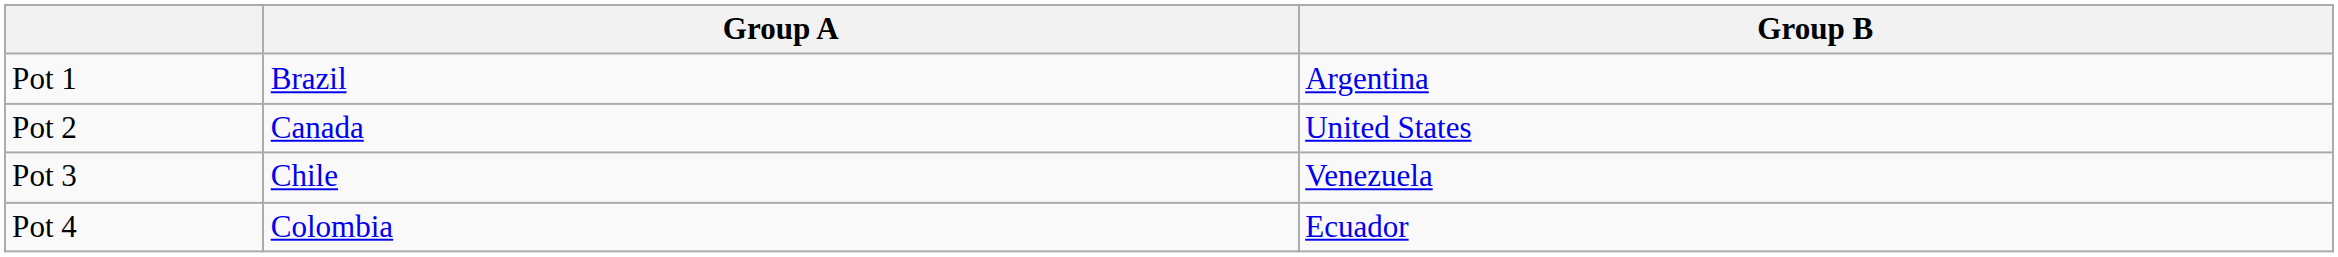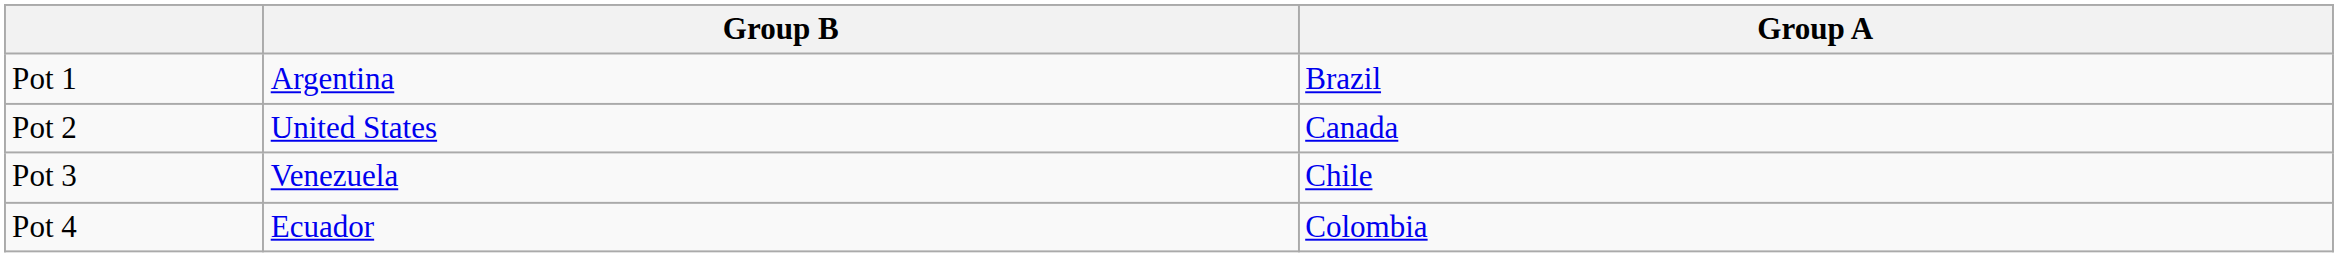columns swapped: (781, 29) <-> (1815, 29)
